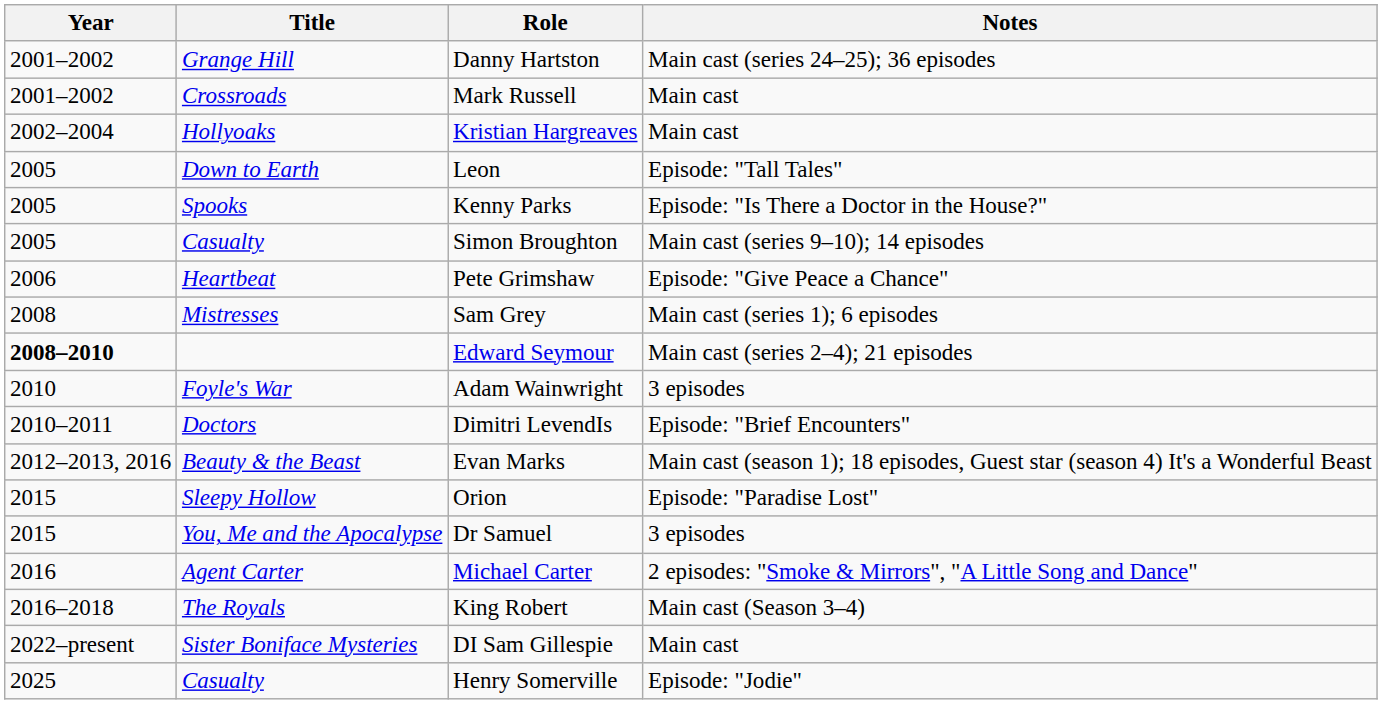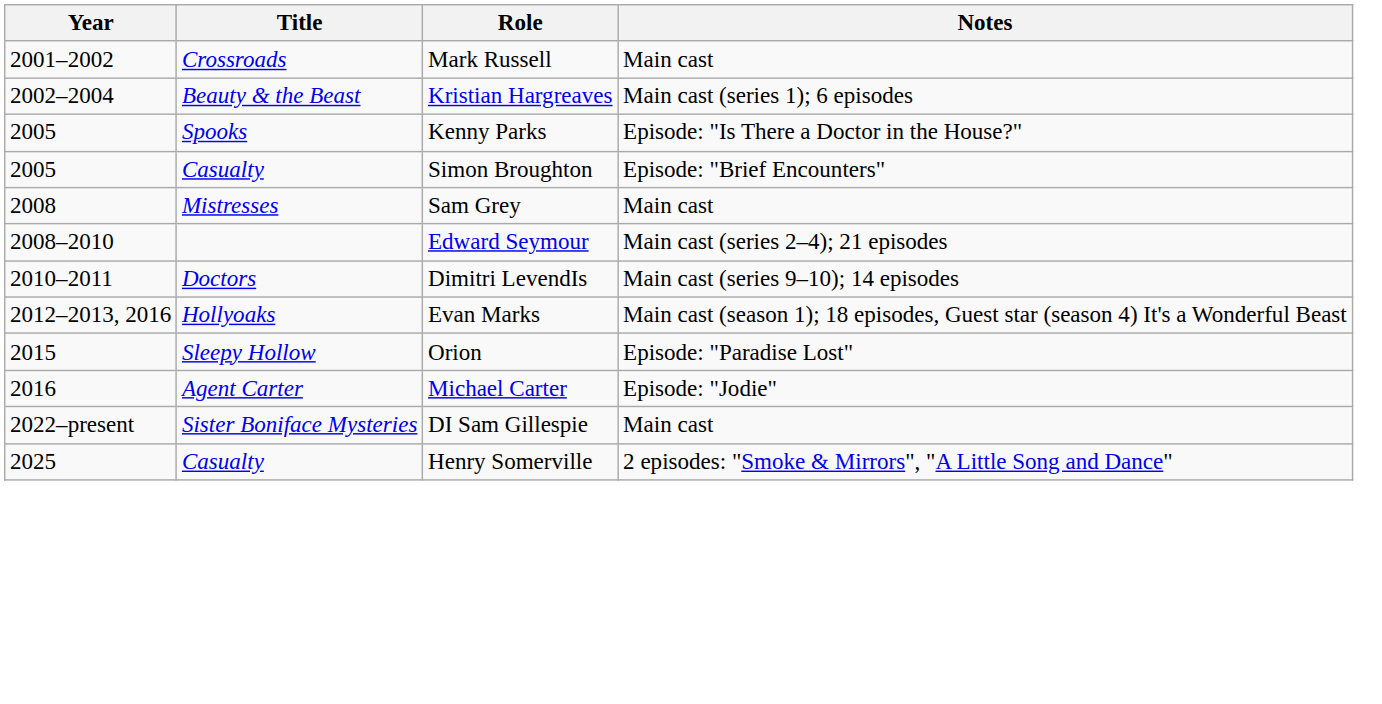- row: (526, 59)
(229, 132) Hollyoaks -> (271, 95) Beauty & the Beast
(693, 132) Main cast -> (768, 95) Main cast (series 1); 6 episodes
- row: (477, 168)
(816, 242) Main cast (series 9–10); 14 episodes -> (754, 168) Episode: "Brief Encounters"
- row: (524, 278)
(793, 315) Main cast (series 1); 6 episodes -> (668, 205) Main cast
(62, 351) bold -> (62, 242) normal
- row: (538, 388)
(779, 424) Episode: "Brief Encounters" -> (791, 278) Main cast (series 9–10); 14 episodes
(271, 461) Beauty & the Beast -> (229, 315) Hollyoaks
- row: (503, 534)
(923, 570) 2 episodes: "Smoke & Mirrors", "A Little Song and Dance" -> (700, 388) Episode: "Jodie"
- row: (510, 607)
(725, 680) Episode: "Jodie" -> (898, 461) 2 episodes: "Smoke & Mirrors", "A Little Song and Dance"
